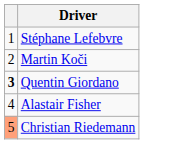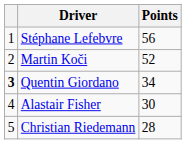+ column: (160, 16)
(11, 127) lightsalmon background -> (11, 127) no background
